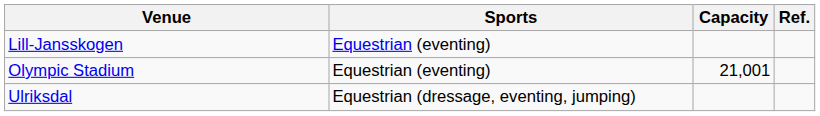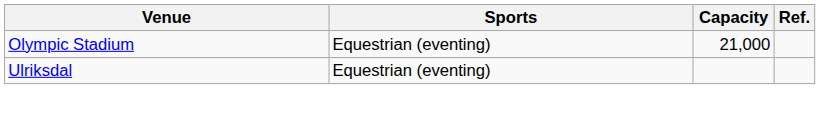- row: (66, 44)
(745, 70) 21,001 -> (745, 44) 21,000
(484, 96) Equestrian (dressage, eventing, jumping) -> (412, 70) Equestrian (eventing)
